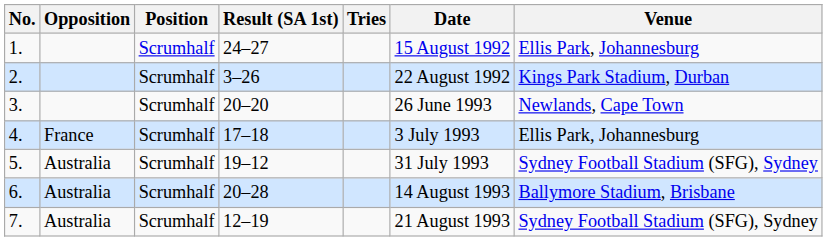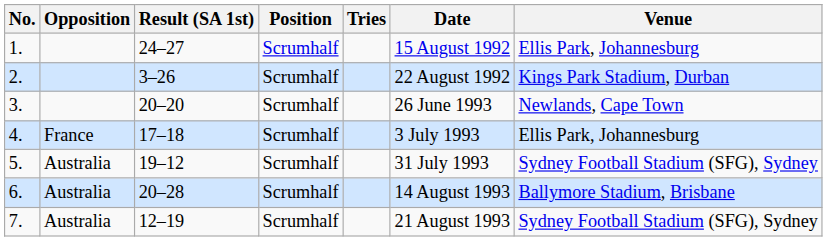columns swapped: (281, 18) <-> (177, 18)
